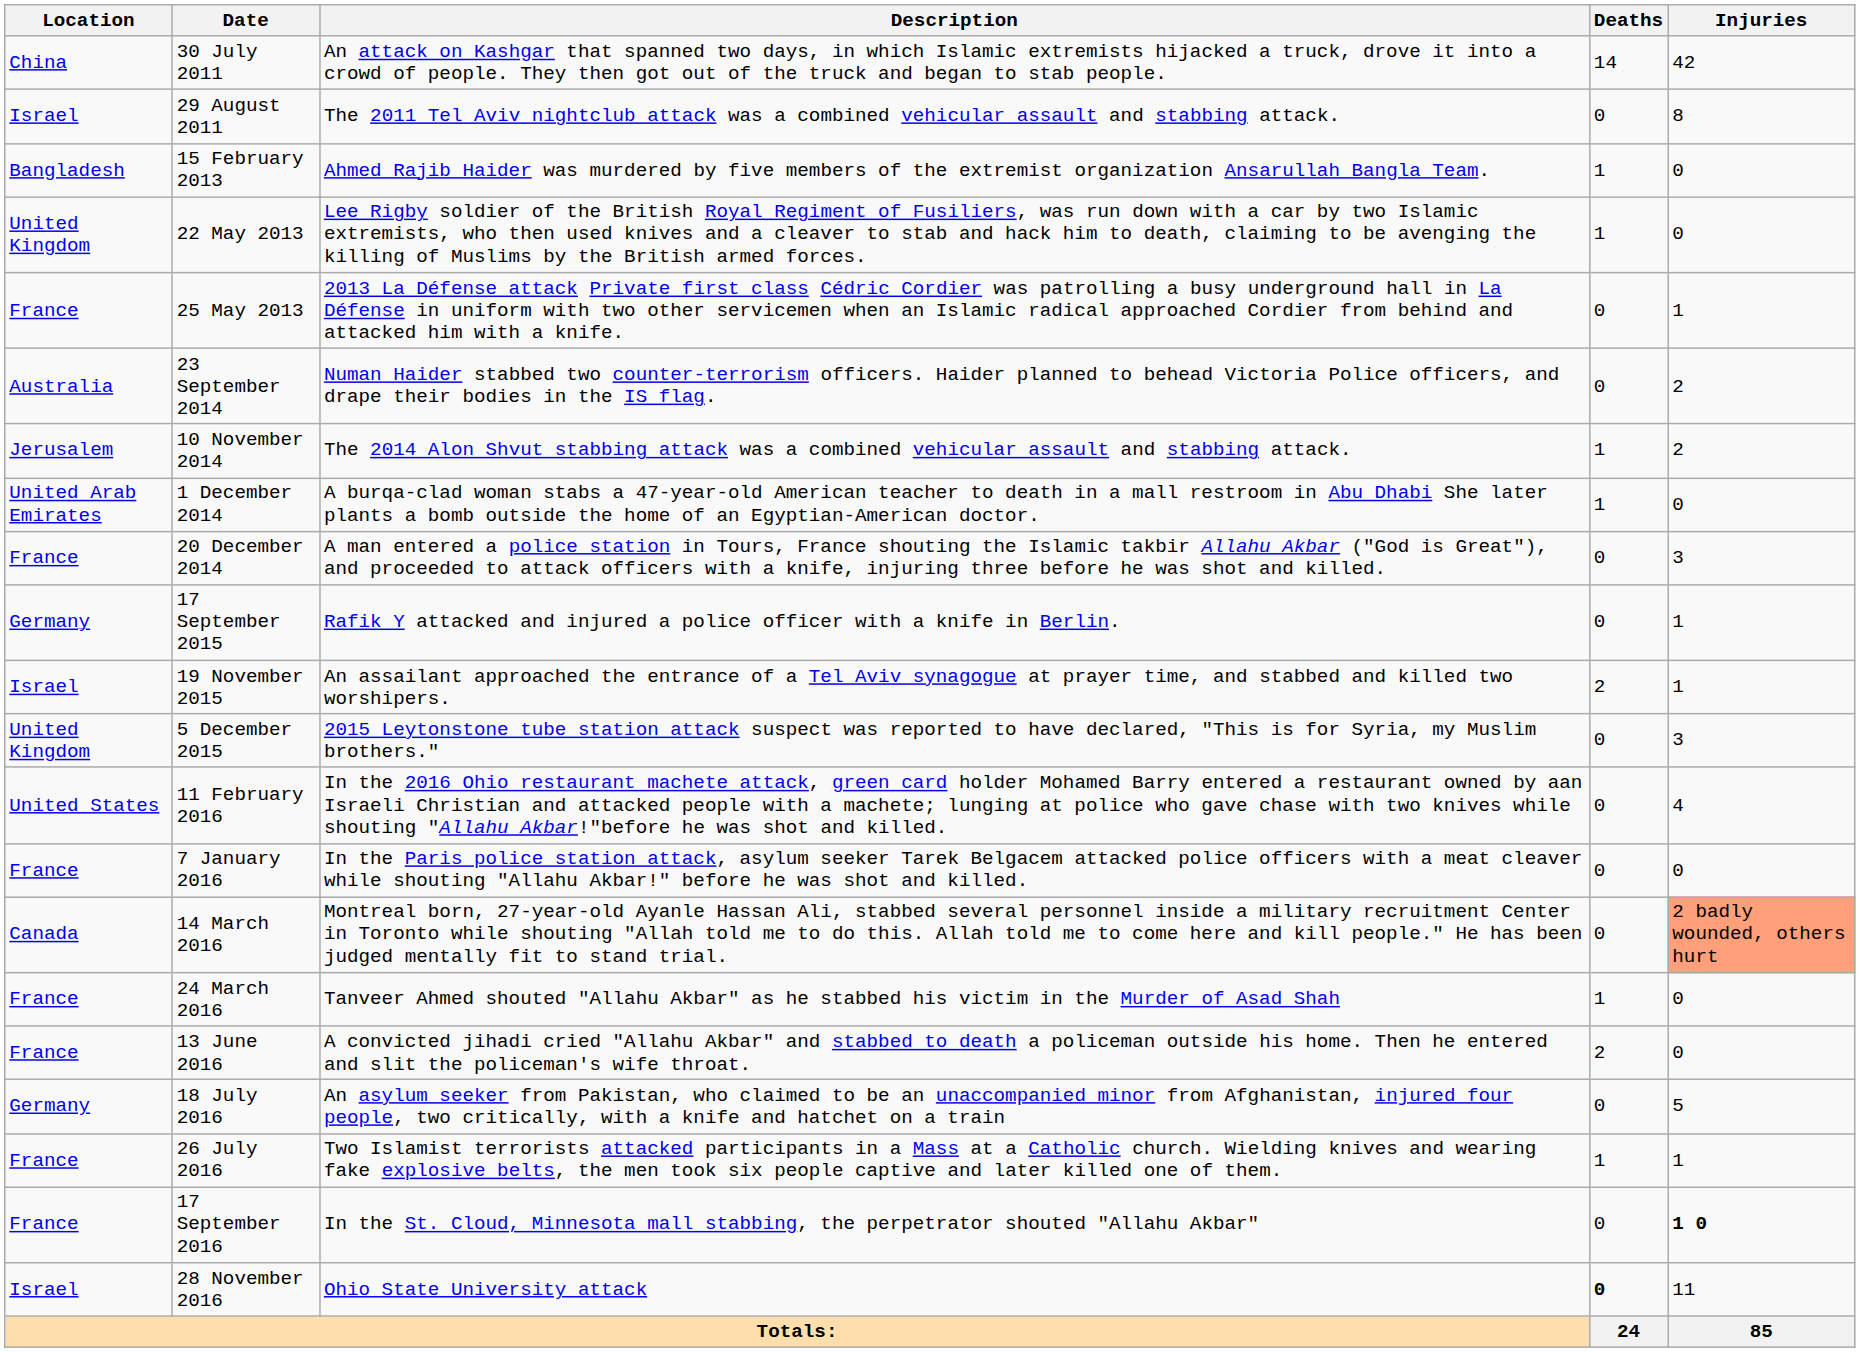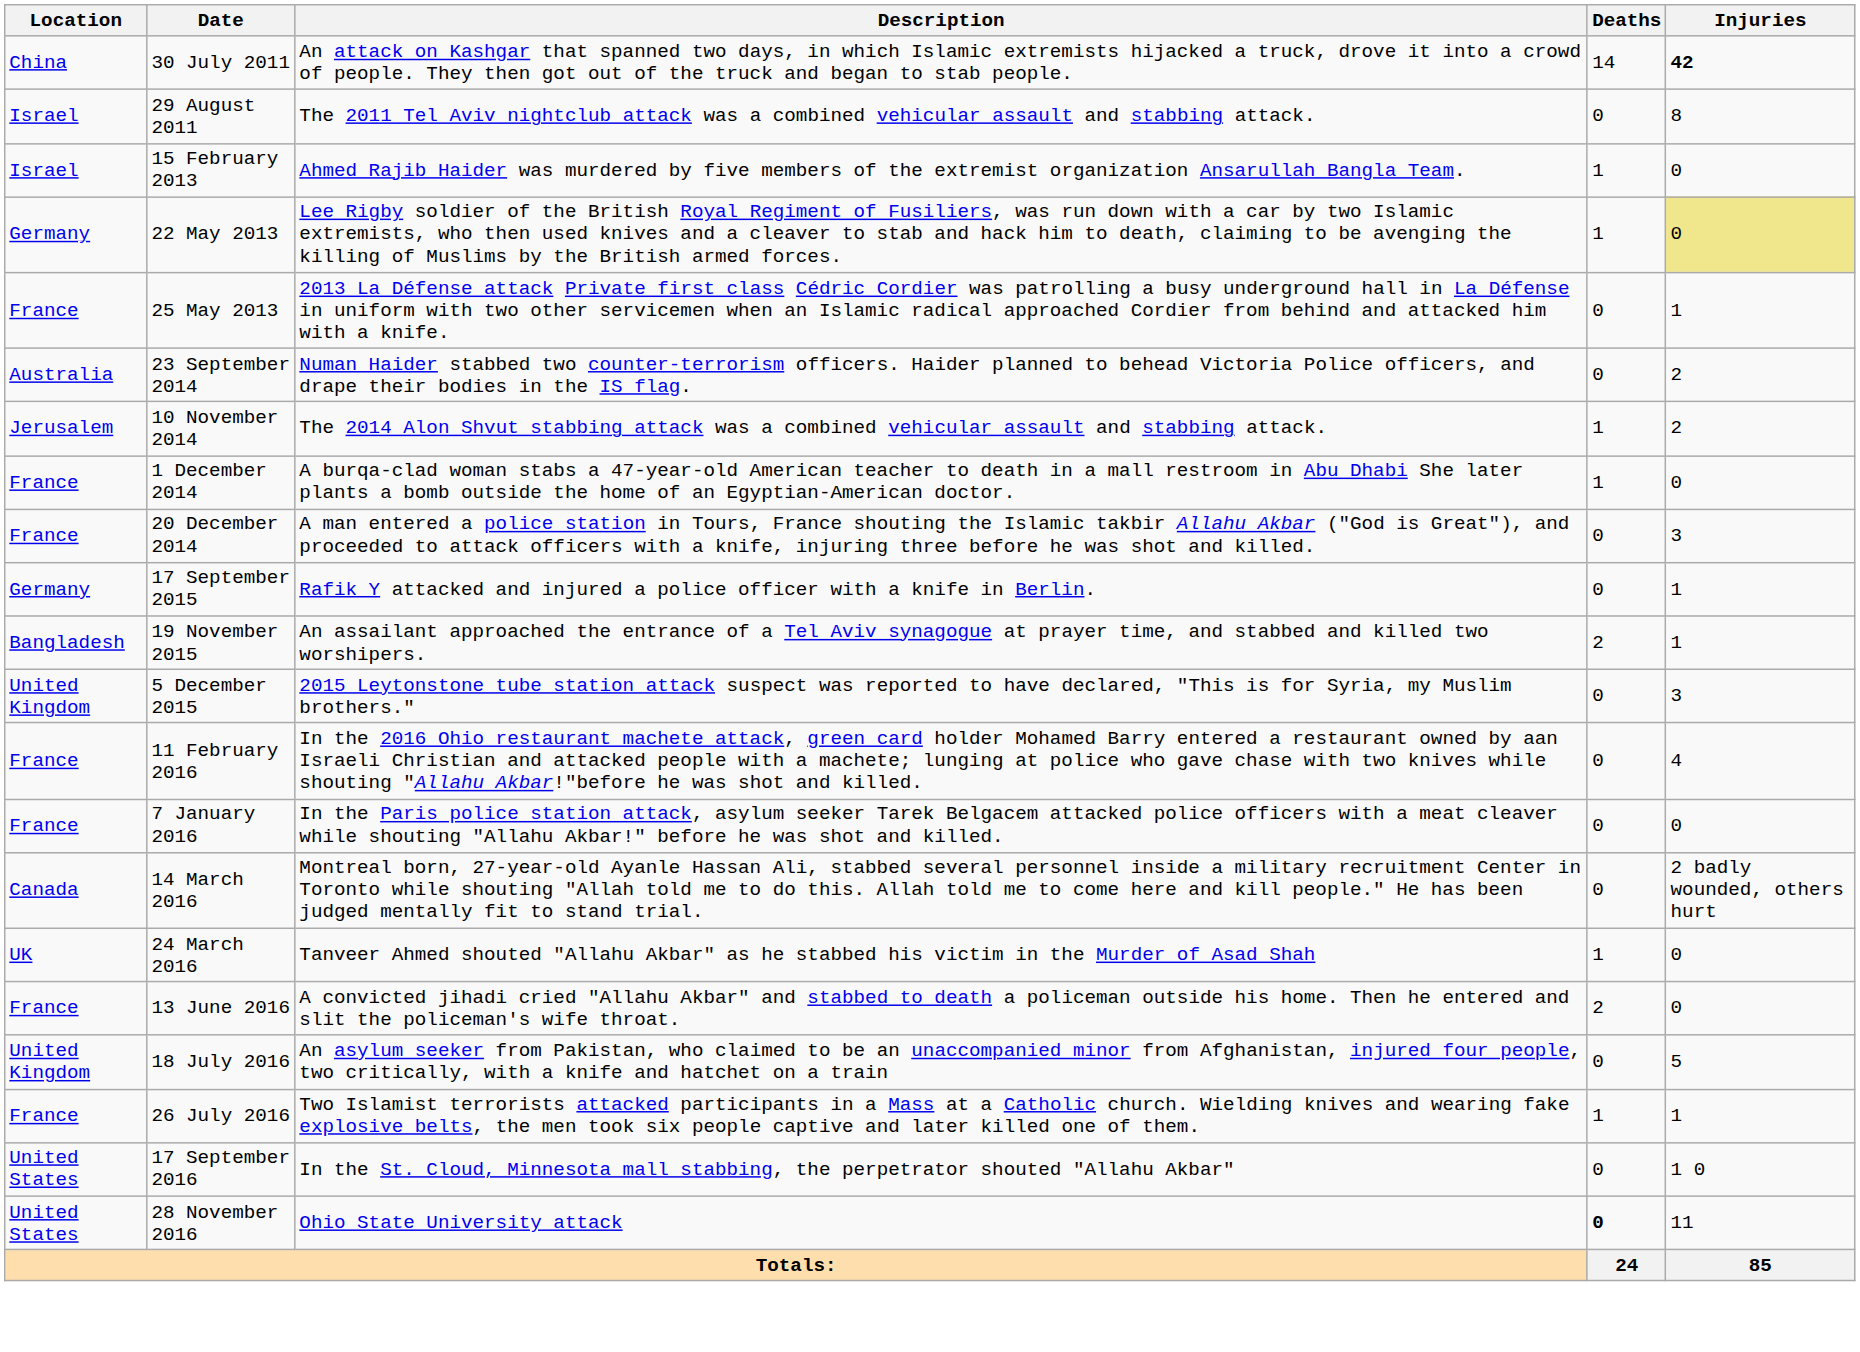(1684, 63) normal -> (1682, 63) bold
(67, 170) Bangladesh -> (44, 170) Israel
(50, 235) United Kingdom -> (50, 235) Germany
(1678, 235) no background -> (1676, 235) khaki background
(73, 504) United Arab Emirates -> (44, 482) France
(44, 687) Israel -> (67, 643) Bangladesh
(84, 805) United States -> (44, 761) France
(1759, 935) lightsalmon background -> (1757, 890) no background
(44, 999) France -> (21, 955) UK
(50, 1107) Germany -> (50, 1062) United Kingdom
(44, 1225) France -> (44, 1169) United States
(1690, 1225) bold -> (1688, 1169) normal
(44, 1289) Israel -> (44, 1223) United States
